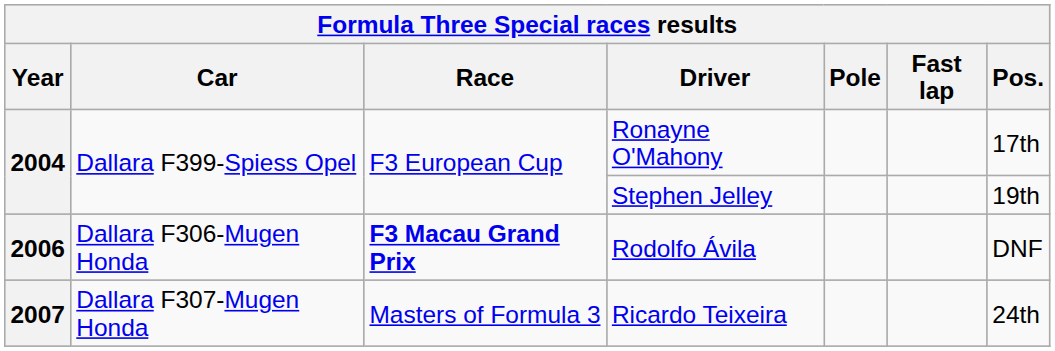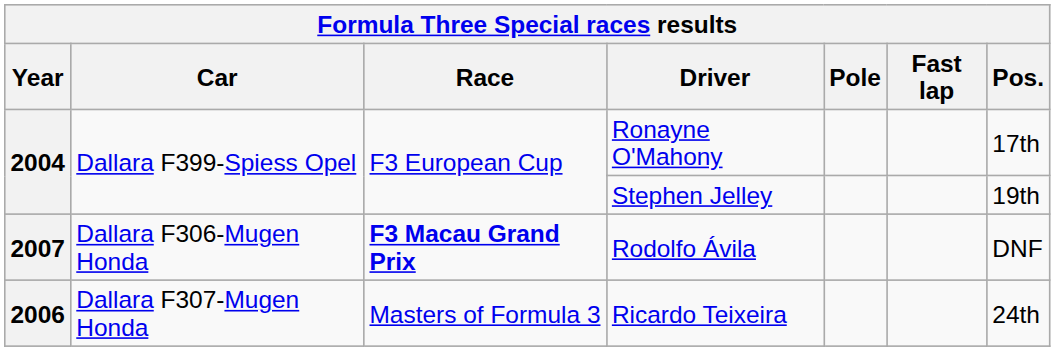(38, 248) 2006 -> (38, 248) 2007
(38, 314) 2007 -> (38, 314) 2006
